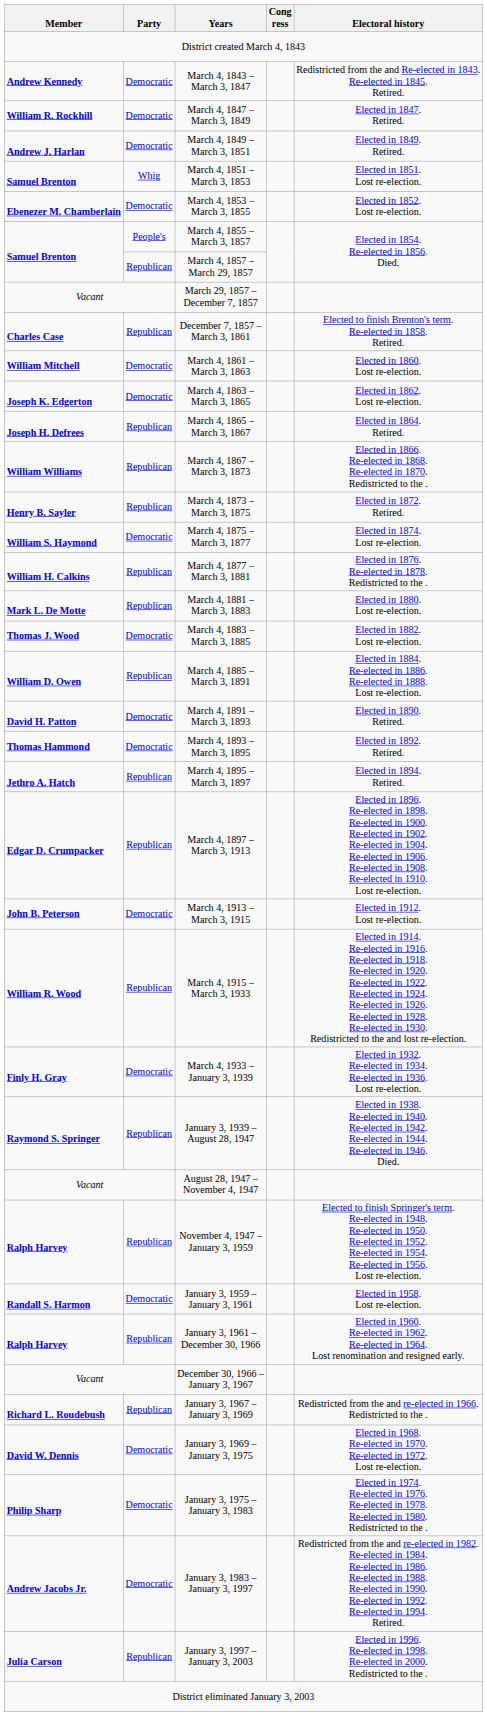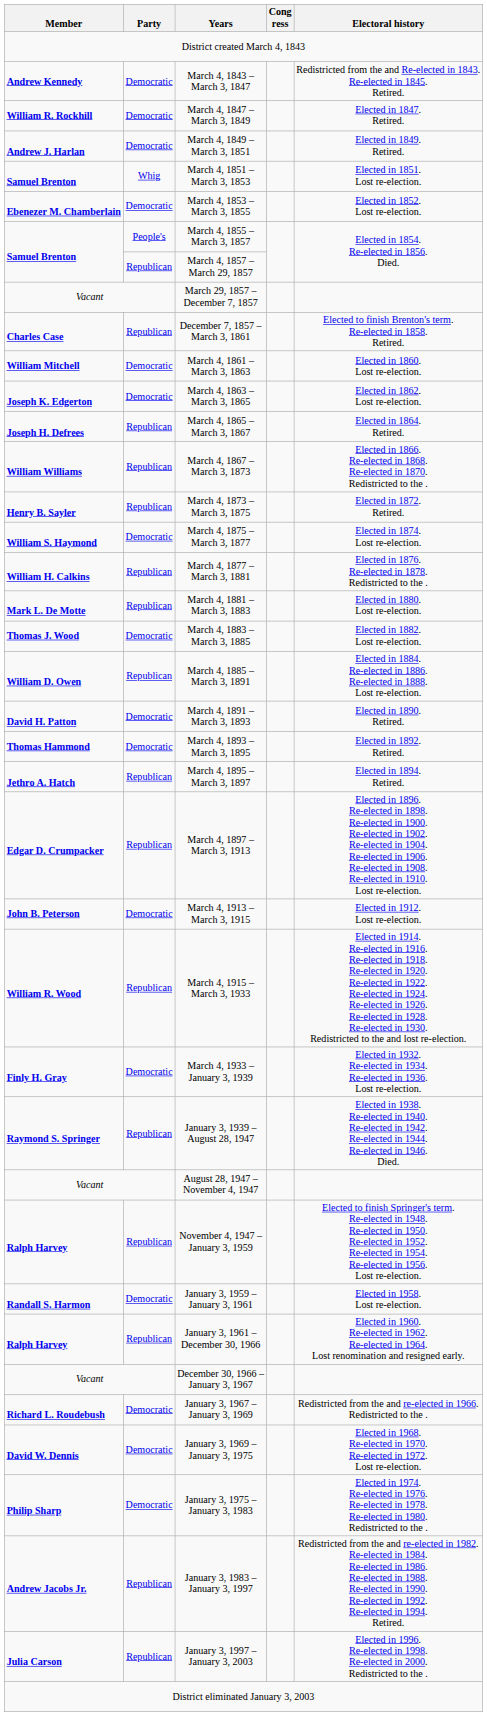(149, 1409) Republican -> (149, 1409) Democratic
(149, 1583) Democratic -> (149, 1583) Republican
